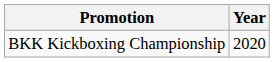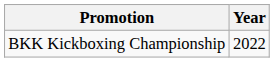(249, 43) 2020 -> (249, 43) 2022
